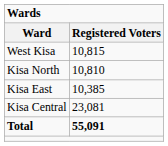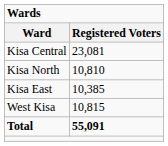rows swapped: (37, 107) <-> (31, 51)
